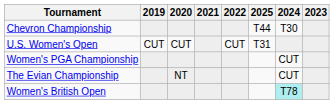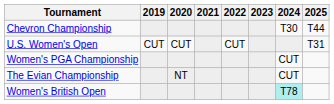columns swapped: (316, 12) <-> (262, 12)
